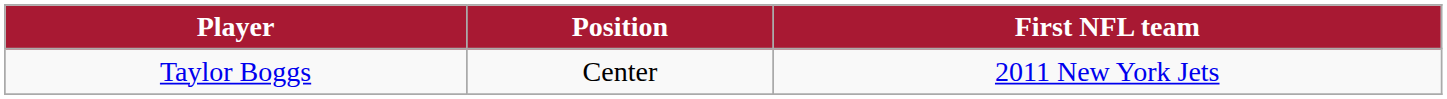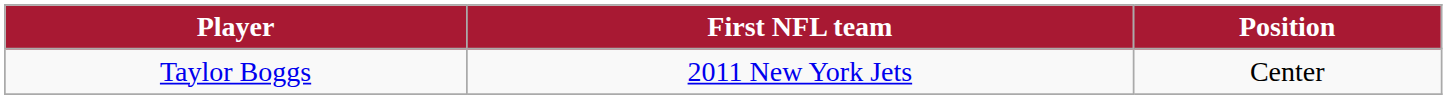columns swapped: (620, 26) <-> (1107, 26)
